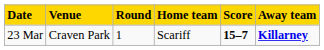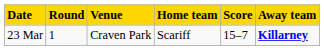columns swapped: (65, 14) <-> (134, 14)
(236, 35) bold -> (236, 35) normal
